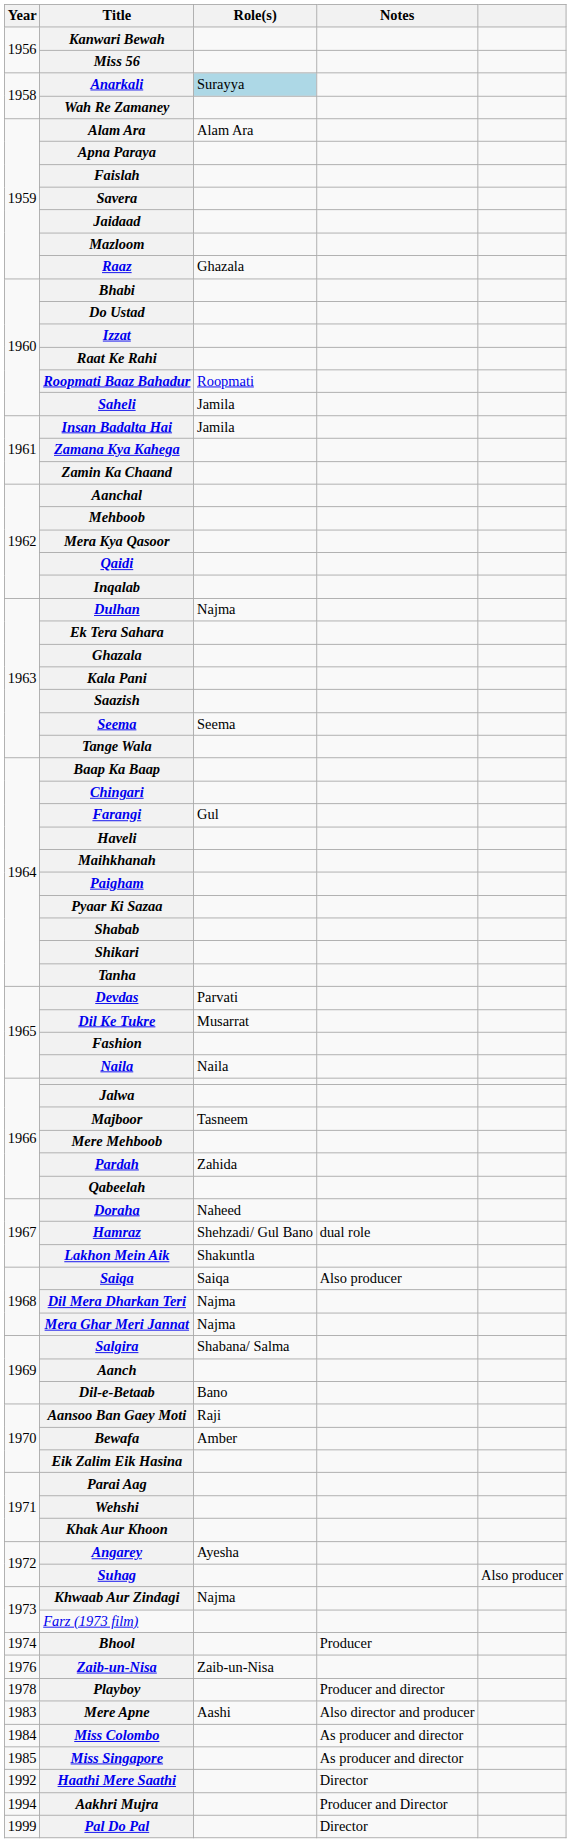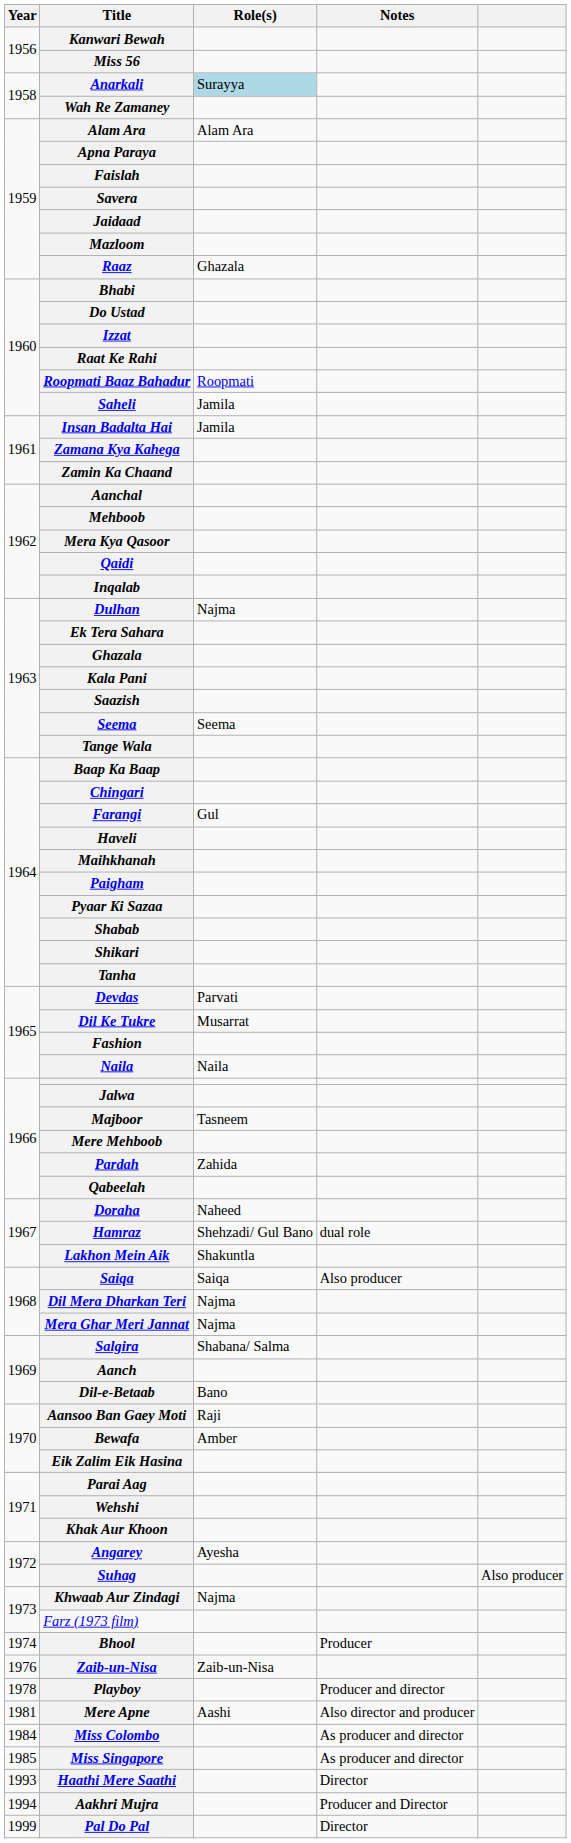(22, 1712) 1983 -> (22, 1712) 1981
(22, 1781) 1992 -> (22, 1781) 1993
